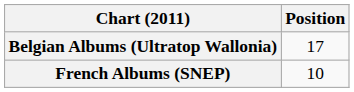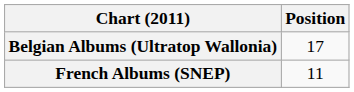(315, 73) 10 -> (315, 73) 11
